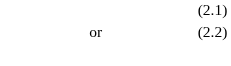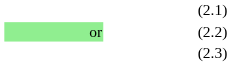(96, 31) no background -> (96, 31) lightgreen background
+ row: (213, 53)
